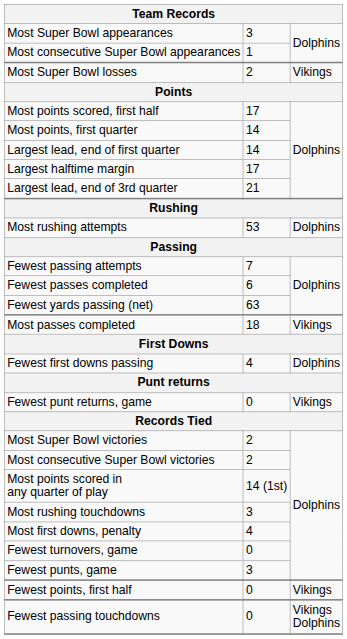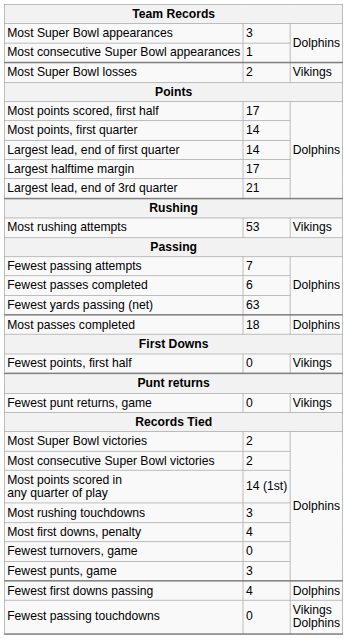(316, 227) Dolphins -> (312, 227) Vikings
(312, 324) Vikings -> (316, 324) Dolphins
rows swapped: (80, 363) <-> (69, 590)
